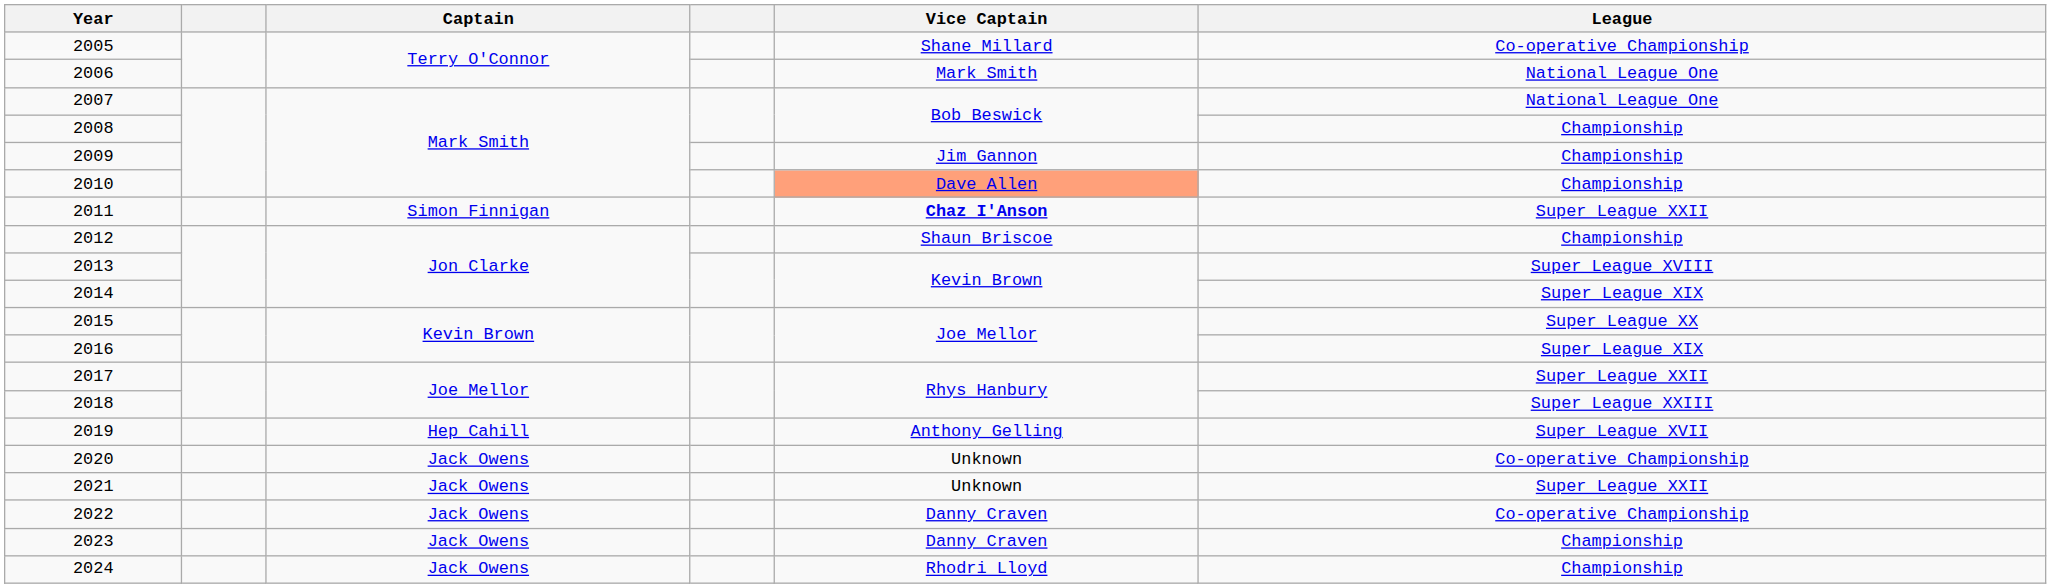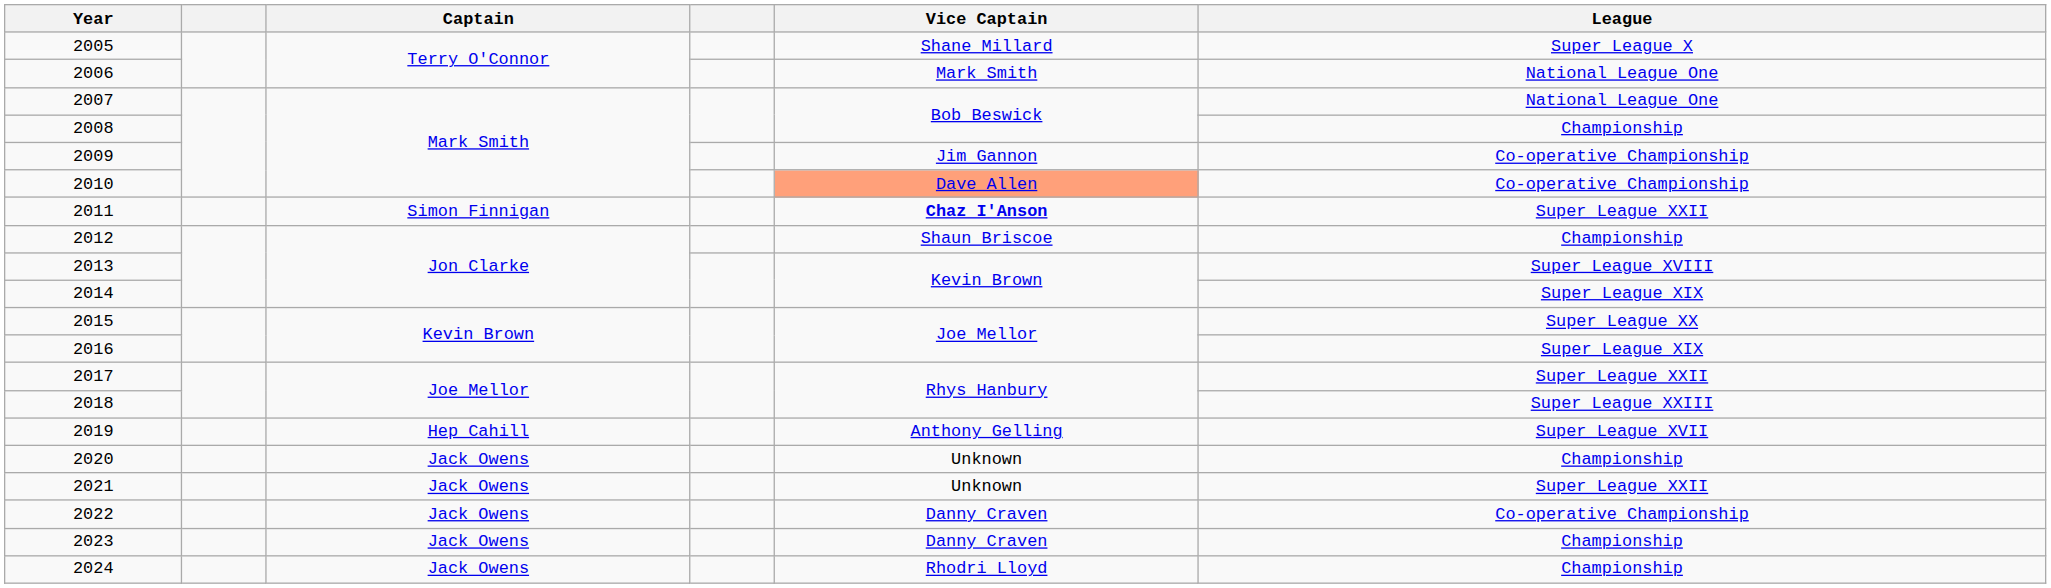(1622, 46) Co-operative Championship -> (1622, 46) Super League X
(1622, 156) Championship -> (1622, 156) Co-operative Championship
(1622, 184) Championship -> (1622, 184) Co-operative Championship
(1622, 459) Co-operative Championship -> (1622, 459) Championship
